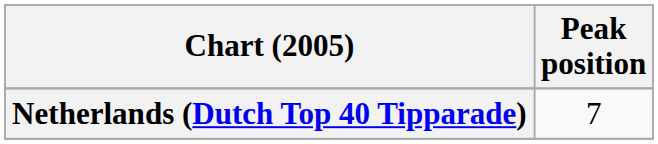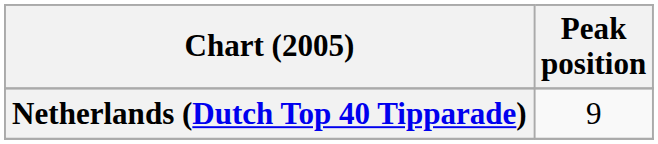(594, 113) 7 -> (594, 113) 9
